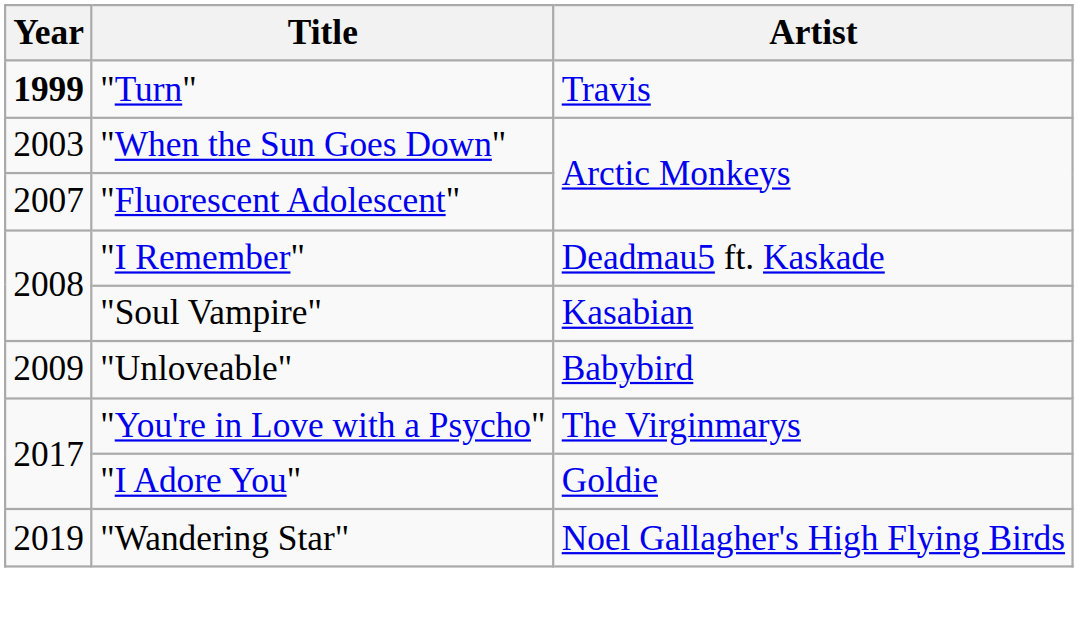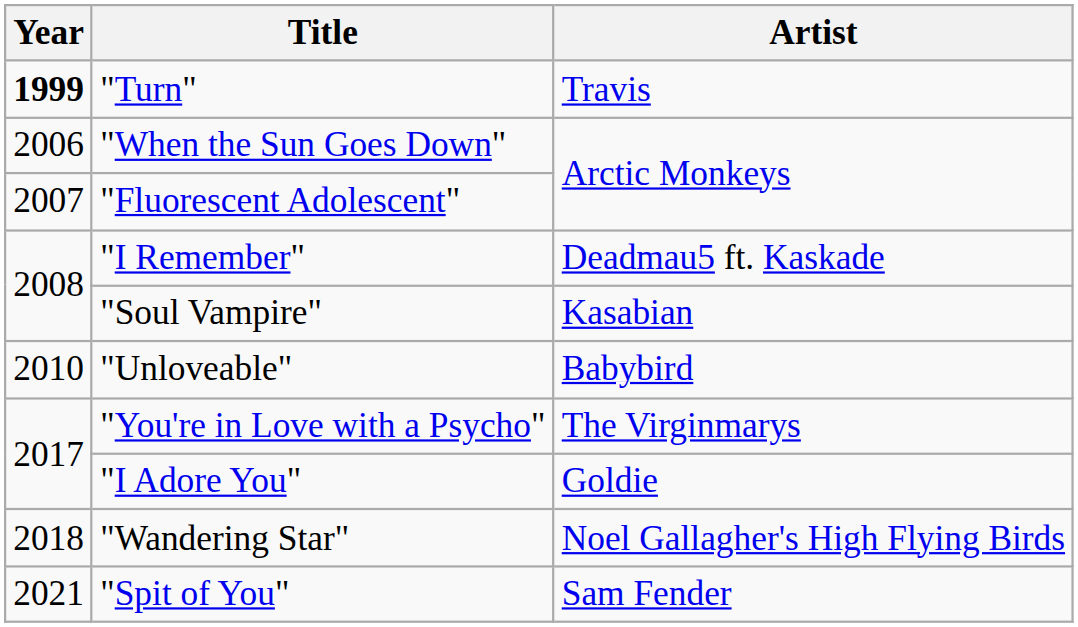(49, 144) 2003 -> (49, 144) 2006
(49, 369) 2009 -> (49, 369) 2010
(49, 537) 2019 -> (49, 537) 2018
+ row: (195, 593)
